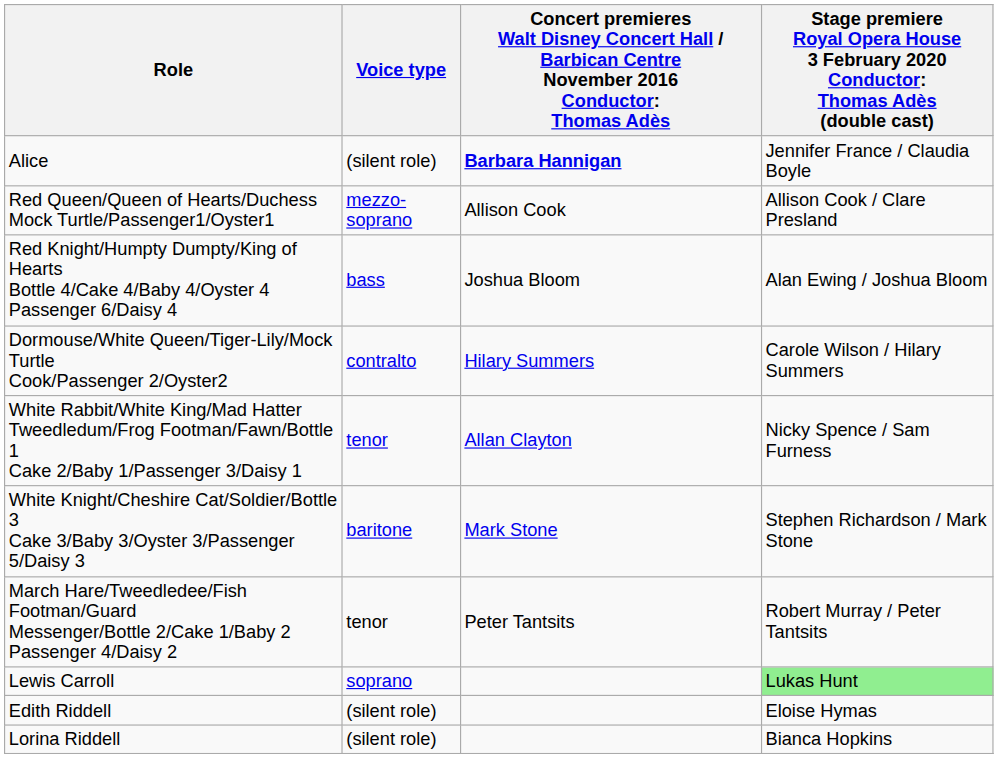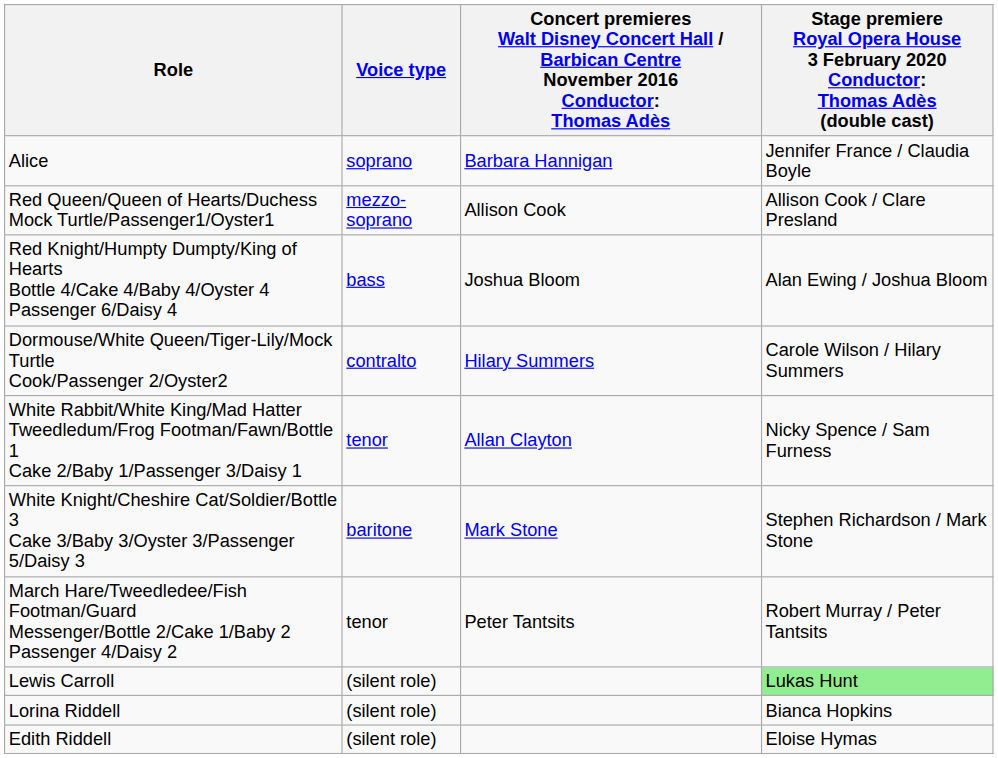(391, 160) (silent role) -> (379, 160) soprano
(543, 160) bold -> (538, 160) normal
(379, 681) soprano -> (391, 681) (silent role)
rows swapped: (65, 739) <-> (60, 710)
